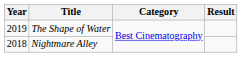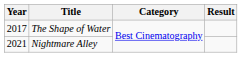(17, 28) 2019 -> (17, 28) 2017
(17, 44) 2018 -> (17, 44) 2021
